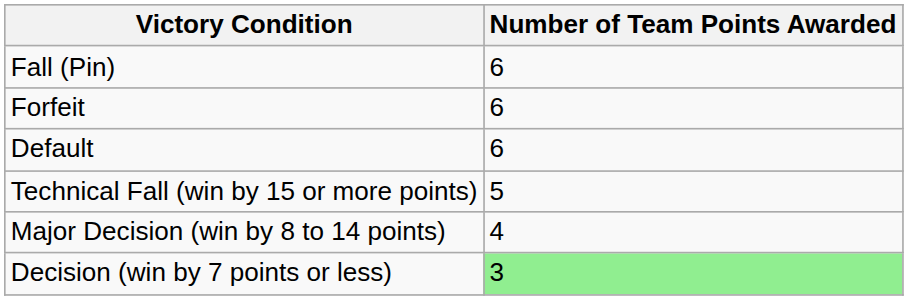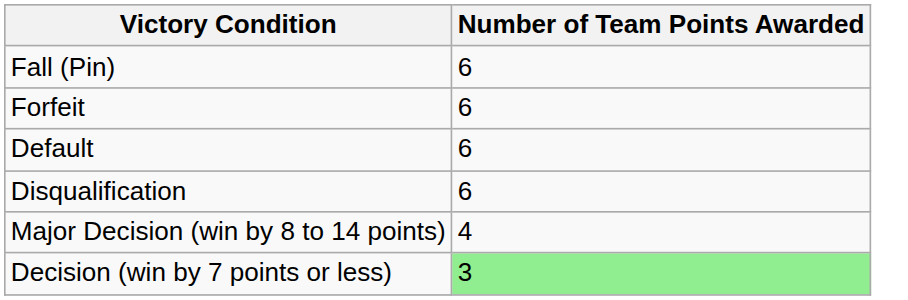+ row: (99, 190)
- row: (244, 190)
